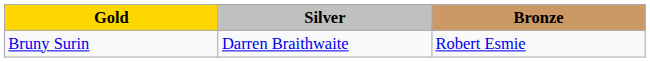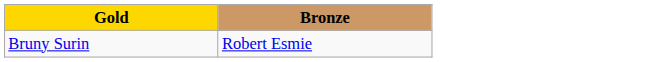- column: (325, 17)
